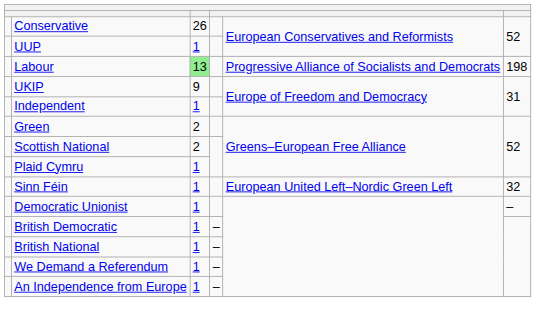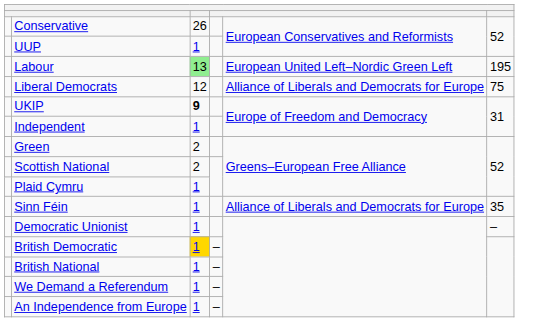(363, 67) Progressive Alliance of Socialists and Democrats -> (339, 67) European United Left–Nordic Green Left
(517, 67) 198 -> (501, 67) 195
+ row: (66, 87)
(196, 87) normal -> (196, 107) bold
(339, 187) European United Left–Nordic Green Left -> (355, 207) Alliance of Liberals and Democrats for Europe
(513, 187) 32 -> (497, 207) 35
(196, 227) no background -> (196, 247) gold background
